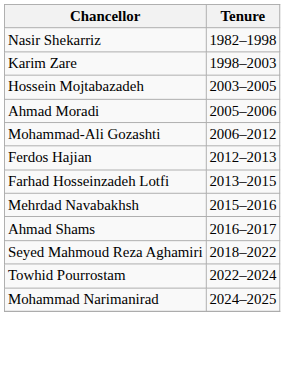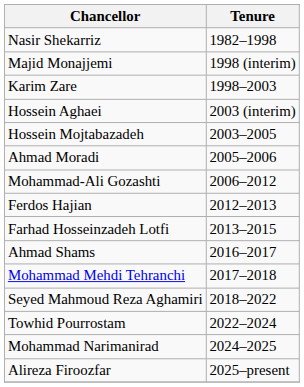+ row: (60, 63)
+ row: (55, 110)
- row: (73, 205)
+ row: (96, 275)
+ row: (59, 370)
